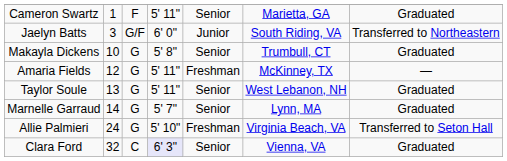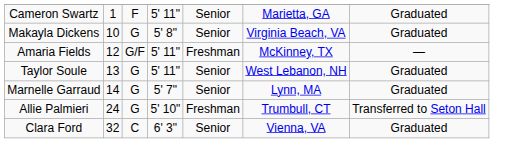- row: (54, 33)
(296, 52) Trumbull, CT -> (296, 33) Virginia Beach, VA
(135, 71) G -> (135, 52) G/F
(296, 128) Virginia Beach, VA -> (296, 109) Trumbull, CT
(165, 147) lavender background -> (165, 128) no background
